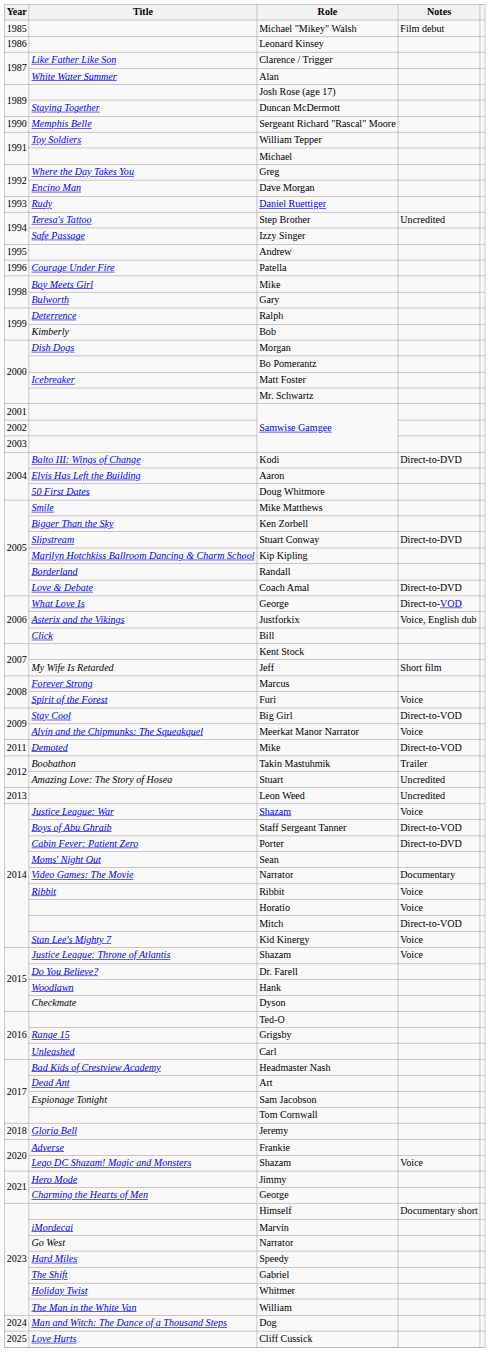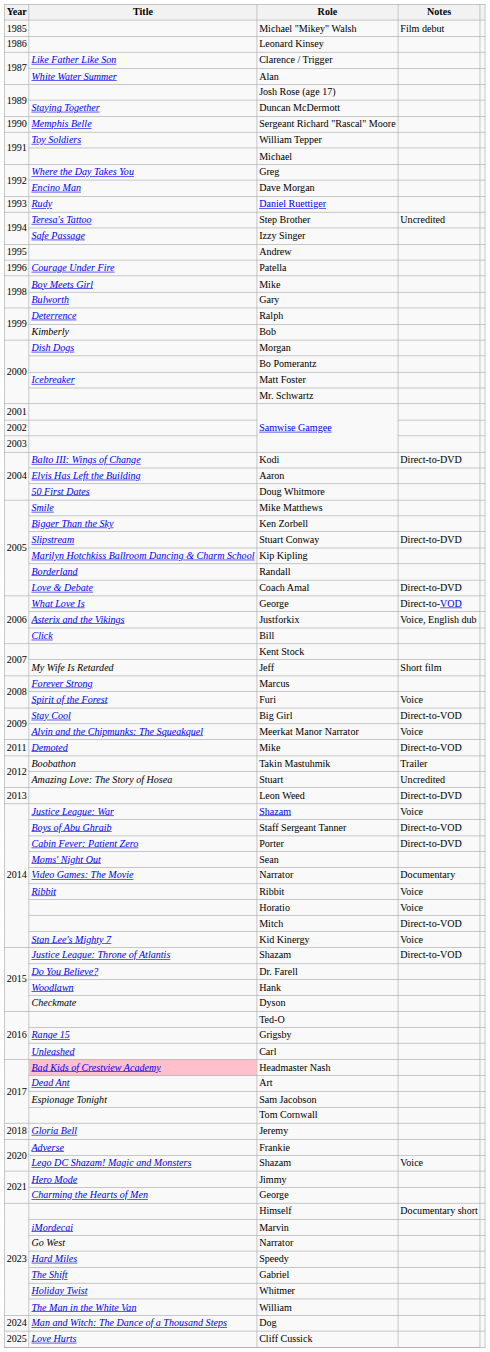(423, 795) Uncredited -> (431, 795) Direct-to-DVD
(412, 955) Voice -> (431, 955) Direct-to-VOD
(96, 1067) no background -> (96, 1067) pink background
